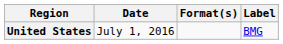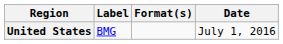columns swapped: (136, 13) <-> (260, 13)
